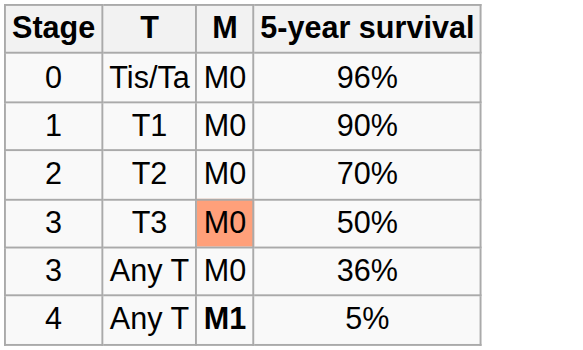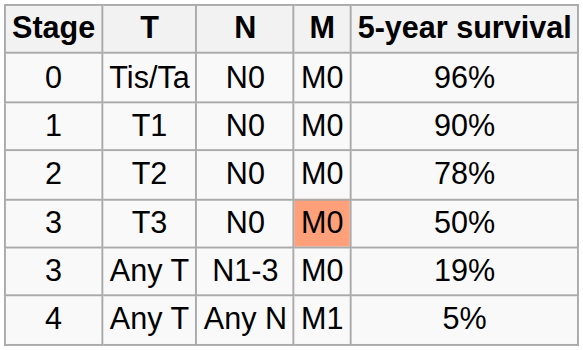+ column: (245, 28)
(367, 174) 70% -> (465, 174) 78%
(367, 271) 36% -> (465, 271) 19%
(225, 319) bold -> (322, 319) normal
